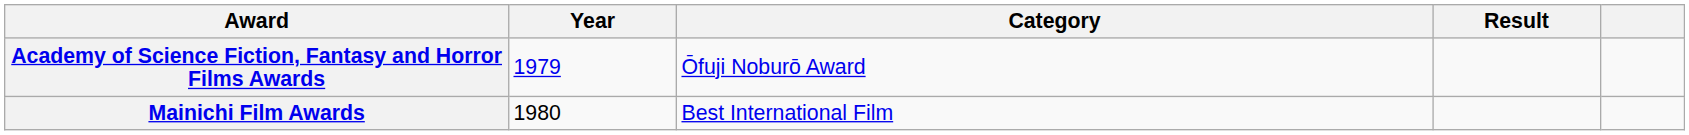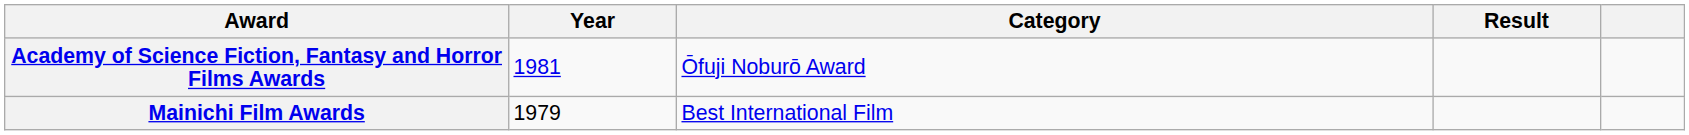(537, 67) 1979 -> (537, 67) 1981
(537, 112) 1980 -> (537, 112) 1979
